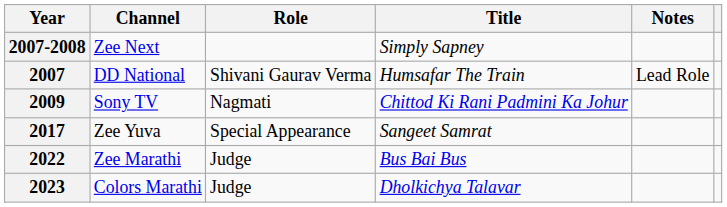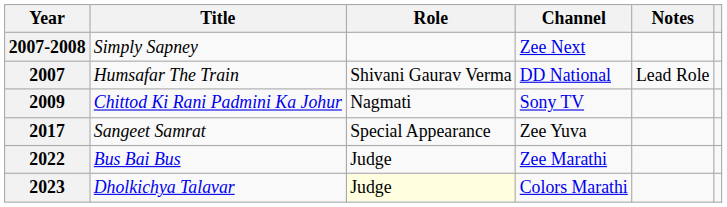columns swapped: (504, 18) <-> (148, 18)
(231, 187) no background -> (371, 187) lightyellow background
